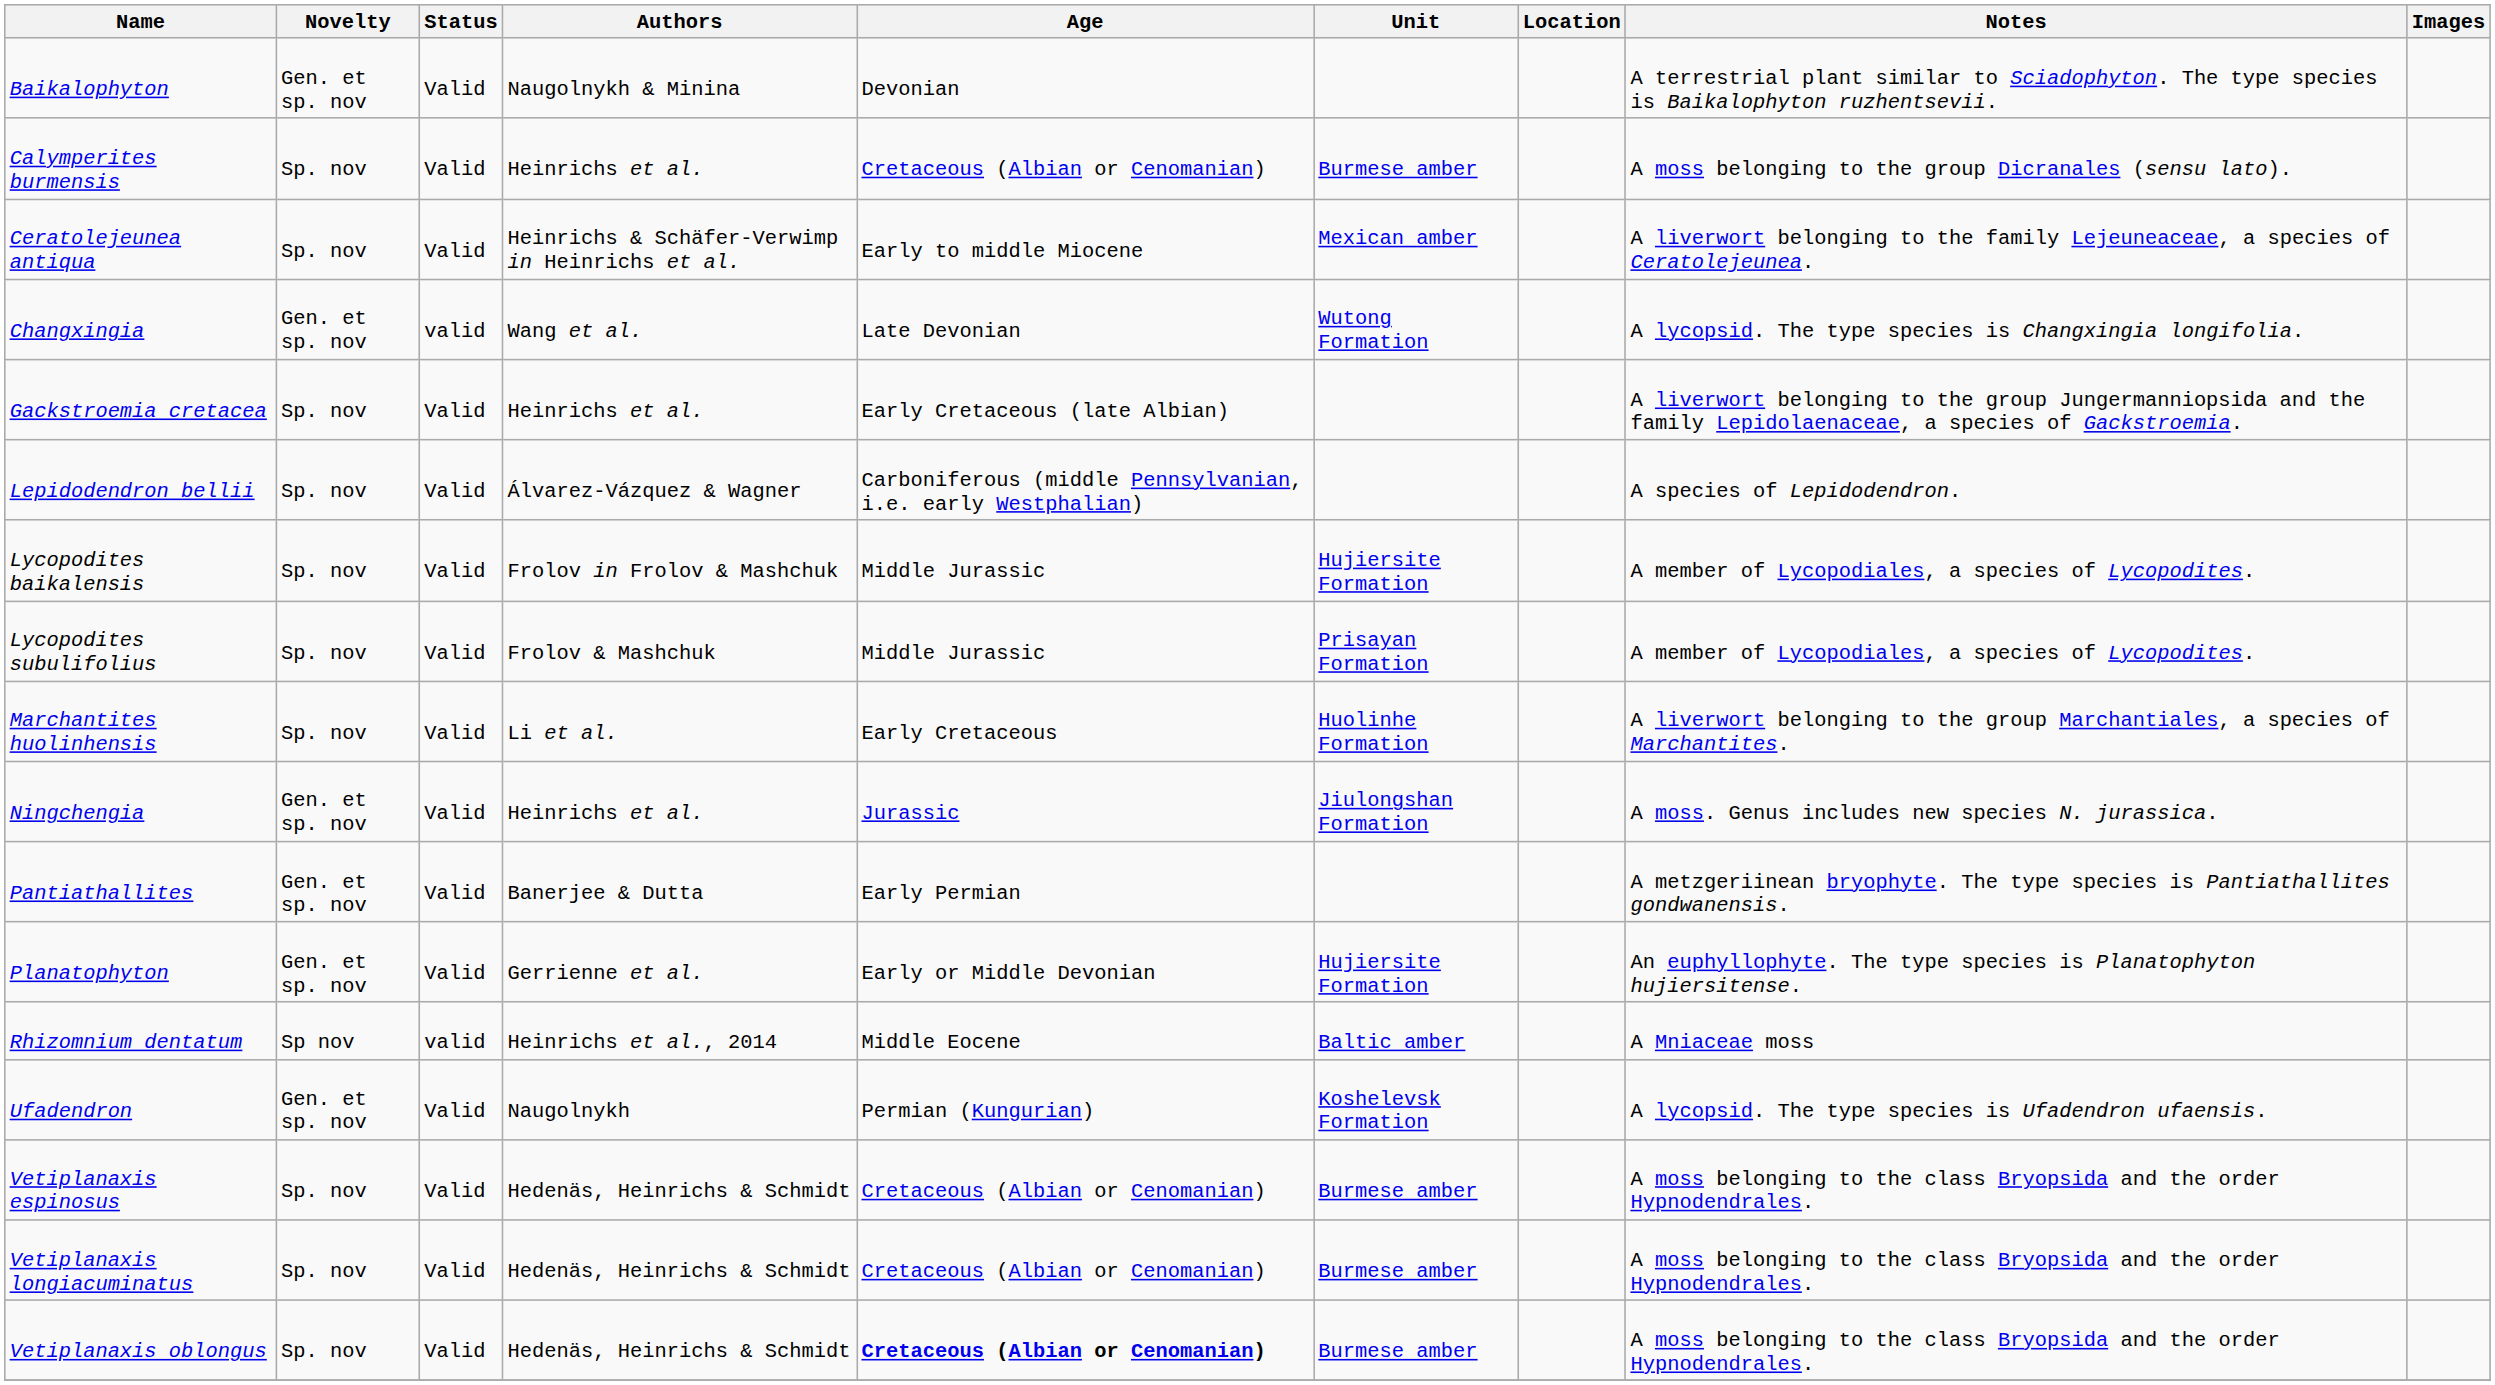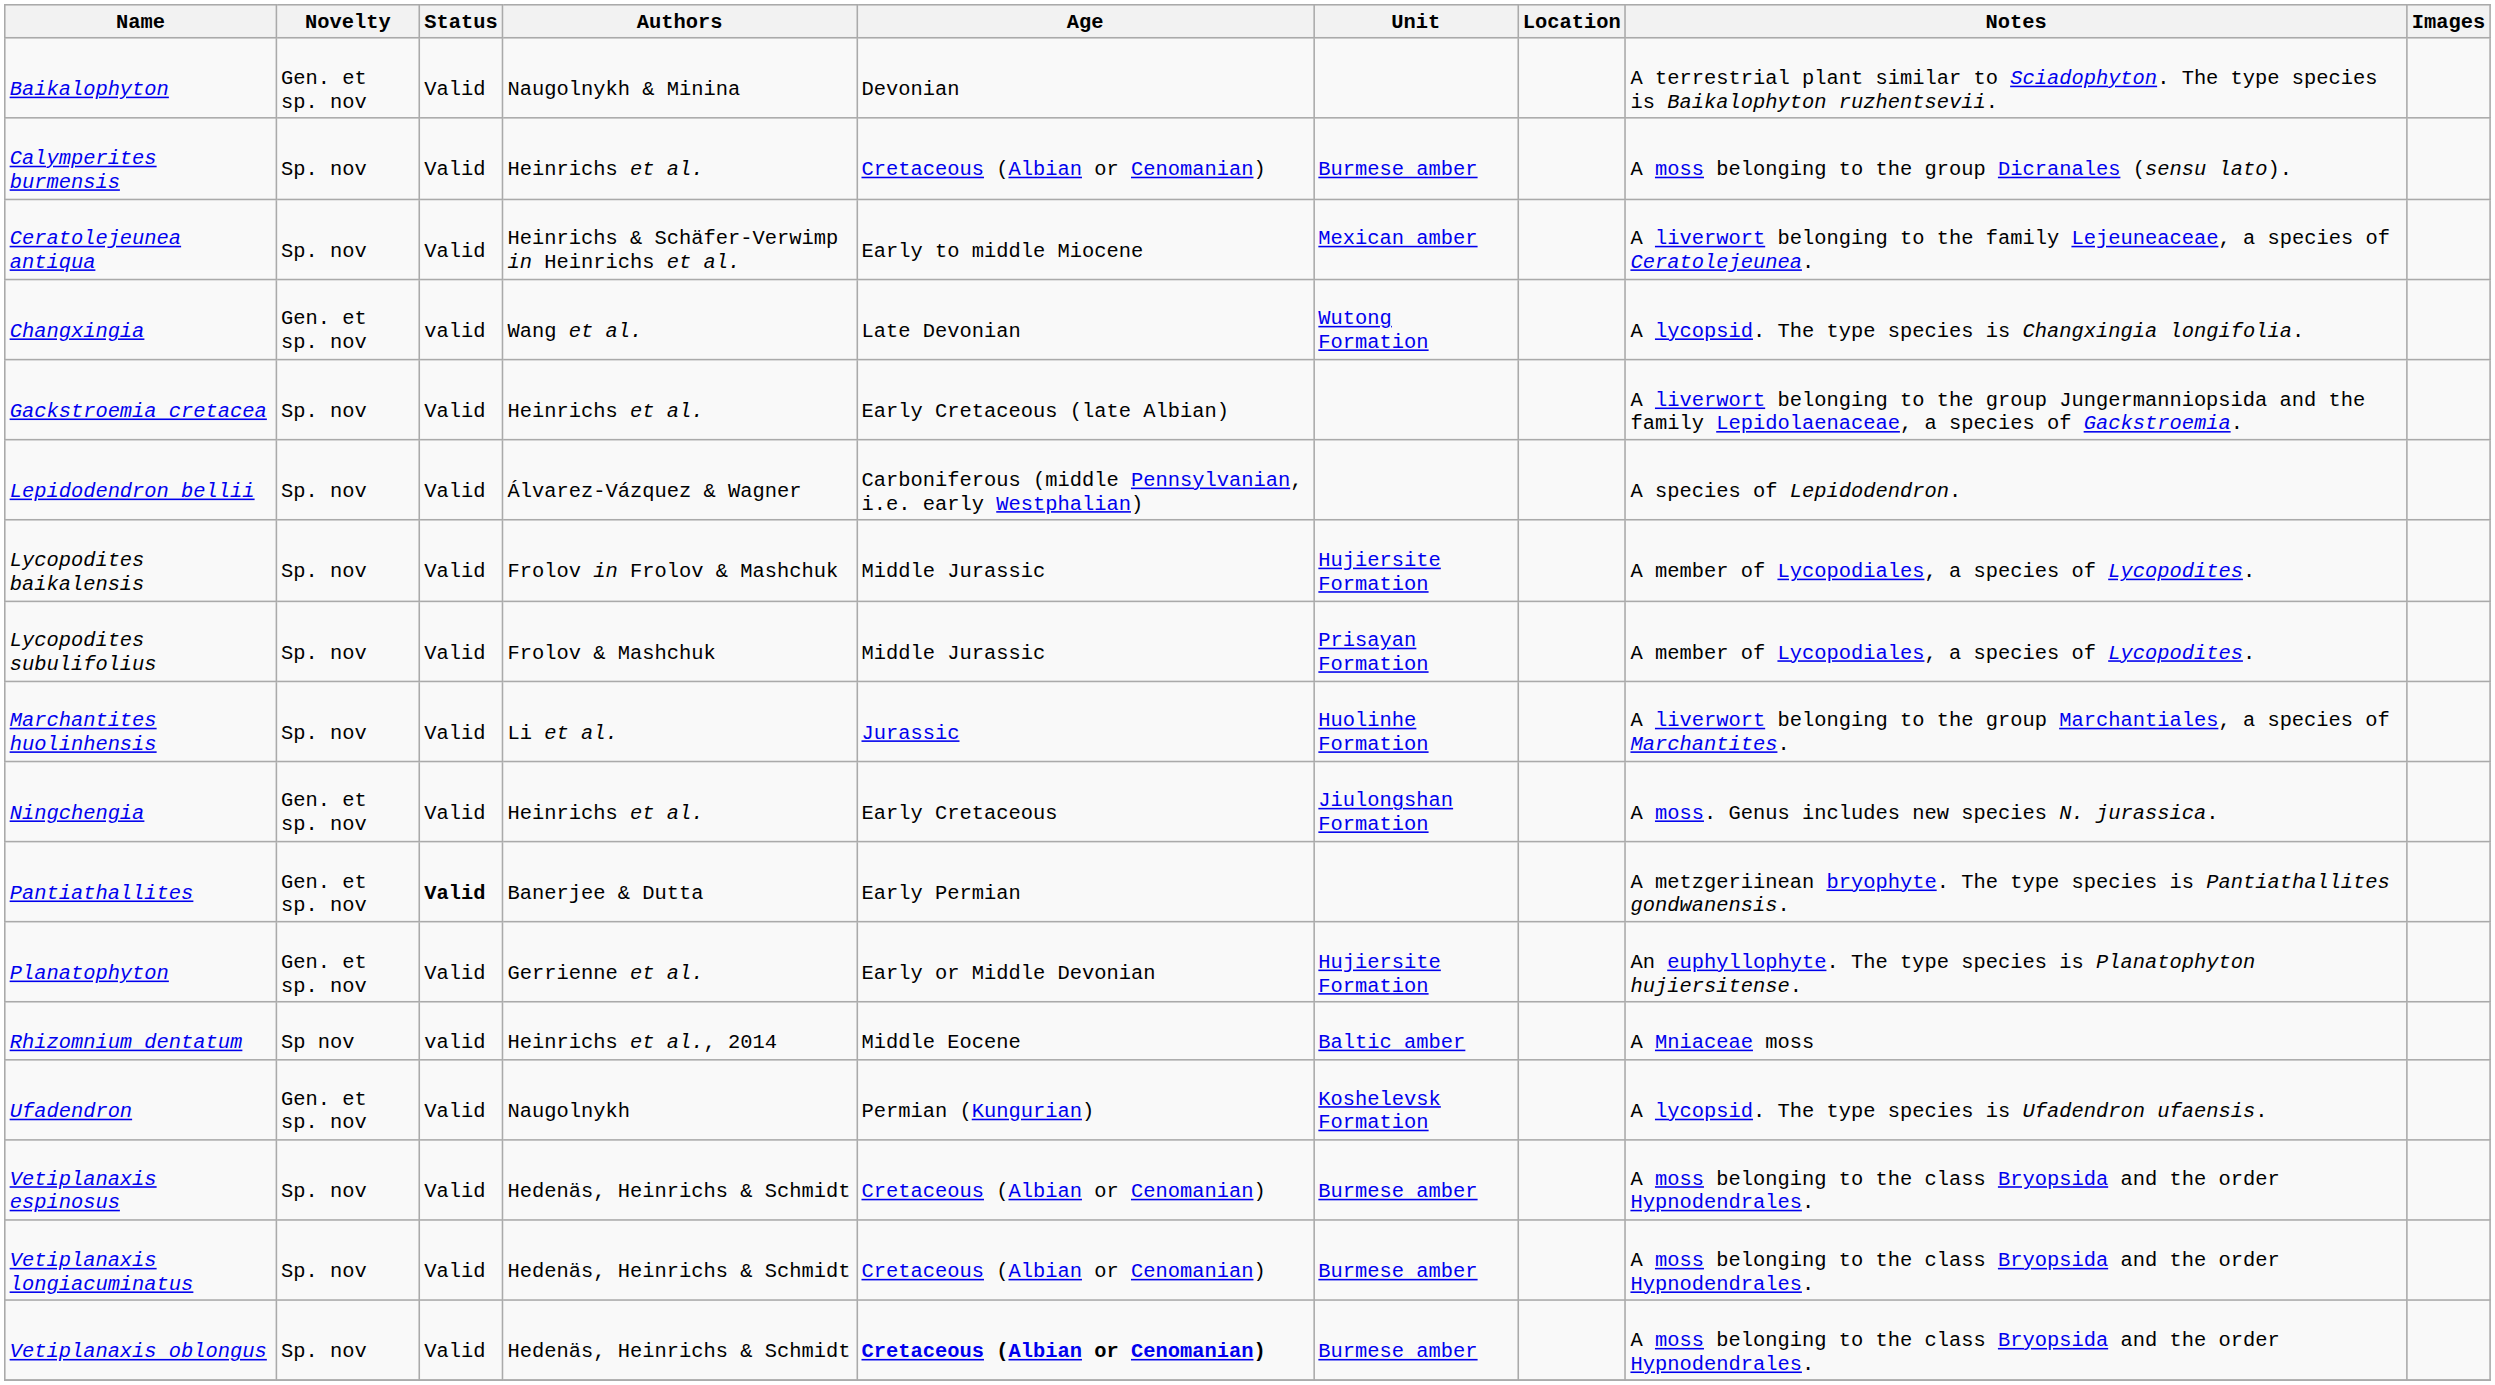(959, 733) Early Cretaceous -> (910, 733) Jurassic
(910, 813) Jurassic -> (959, 813) Early Cretaceous
(455, 894) normal -> (455, 894) bold
